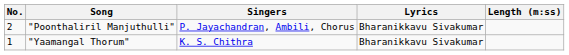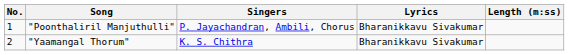(9, 27) 2 -> (9, 27) 1
(9, 43) 1 -> (9, 43) 2
